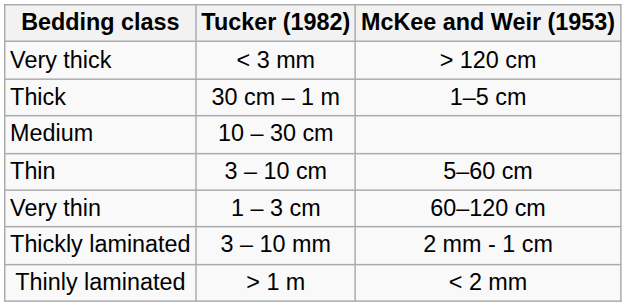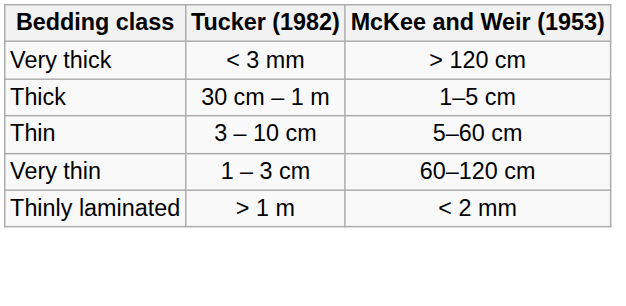- row: (52, 134)
- row: (100, 245)
